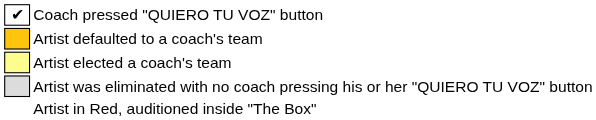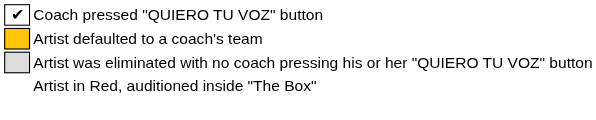- row: (132, 62)
